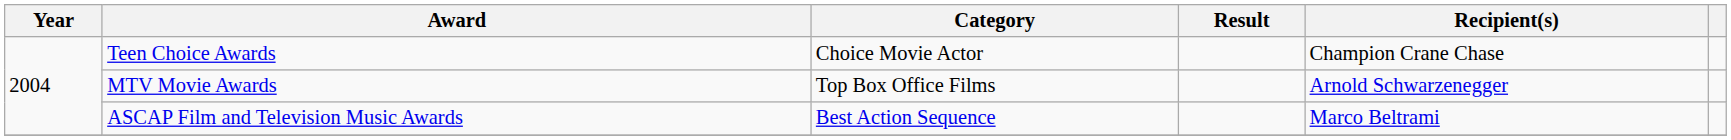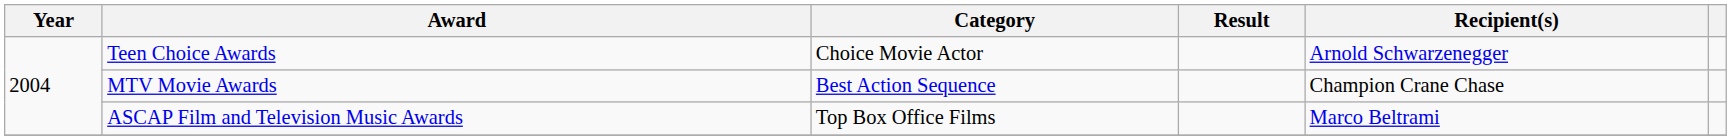(1407, 53) Champion Crane Chase -> (1409, 53) Arnold Schwarzenegger
(906, 85) Top Box Office Films -> (906, 85) Best Action Sequence
(1409, 85) Arnold Schwarzenegger -> (1407, 85) Champion Crane Chase
(906, 118) Best Action Sequence -> (906, 118) Top Box Office Films
